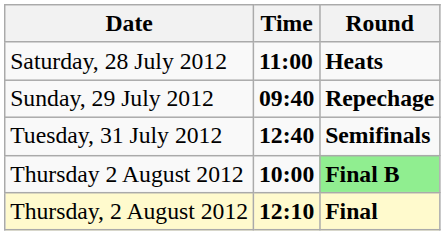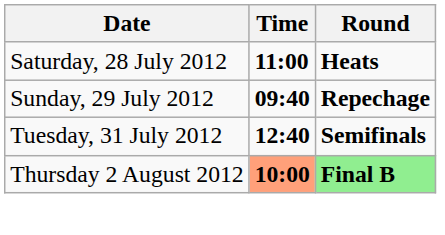(287, 173) no background -> (282, 173) lightsalmon background
- row: (129, 211)
